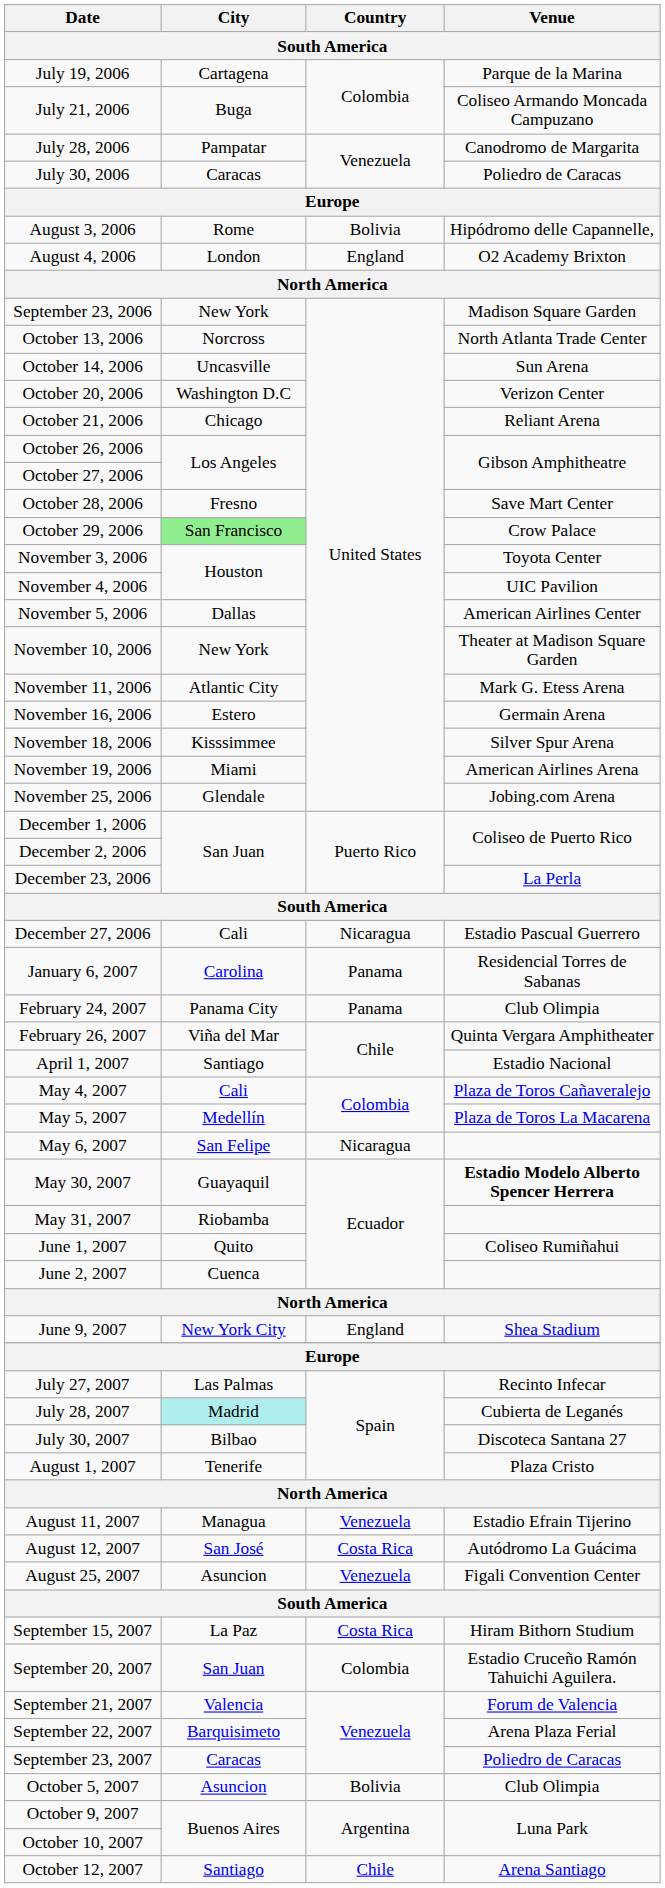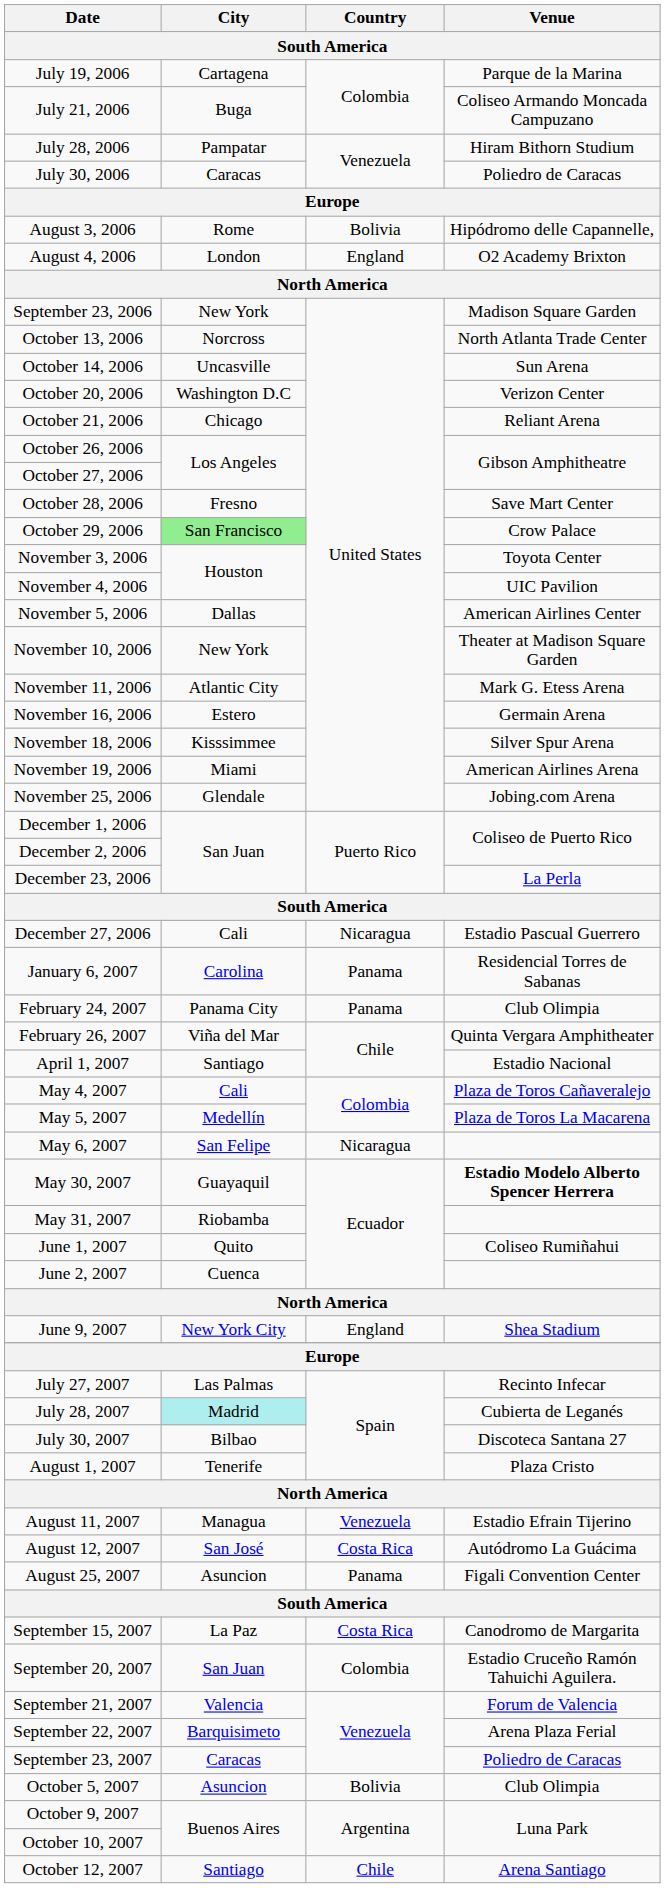(552, 147) Canodromo de Margarita -> (552, 147) Hiram Bithorn Studium
(375, 1575) Venezuela -> (375, 1575) Panama
(552, 1630) Hiram Bithorn Studium -> (552, 1630) Canodromo de Margarita
